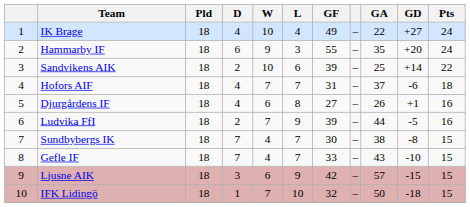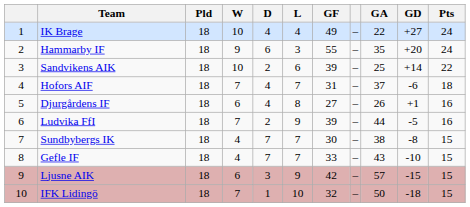columns swapped: (268, 13) <-> (237, 13)
